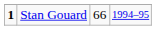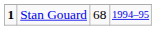(100, 15) 66 -> (100, 15) 68
